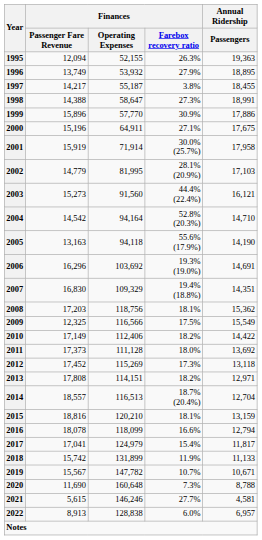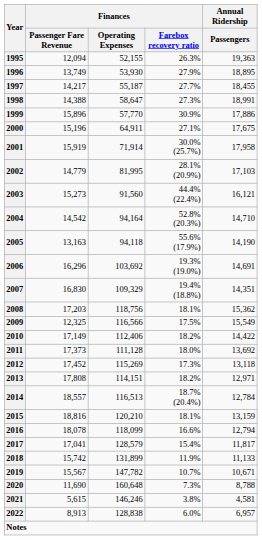(131, 72) 53,932 -> (131, 72) 53,930
(192, 86) 3.8% -> (190, 86) 27.7%
(243, 397) 12,704 -> (243, 397) 12,784
(129, 444) 124,979 -> (129, 444) 128,579
(190, 500) 27.7% -> (192, 500) 3.8%
